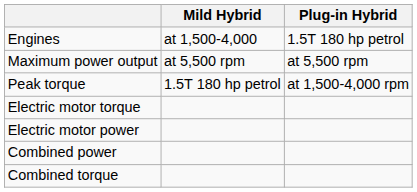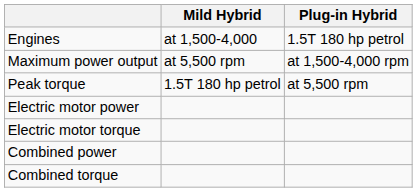(328, 61) at 5,500 rpm -> (348, 61) at 1,500-4,000 rpm
(348, 84) at 1,500-4,000 rpm -> (328, 84) at 5,500 rpm
rows swapped: (73, 130) <-> (74, 107)
